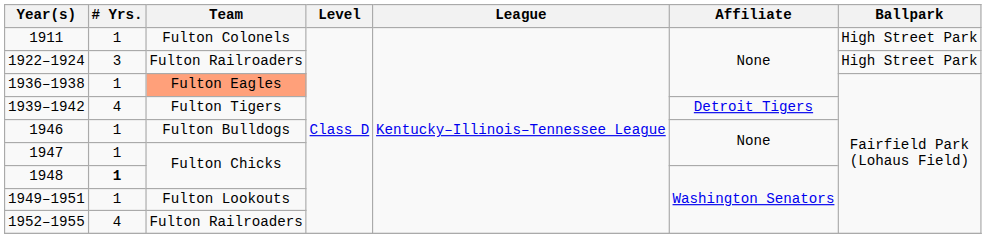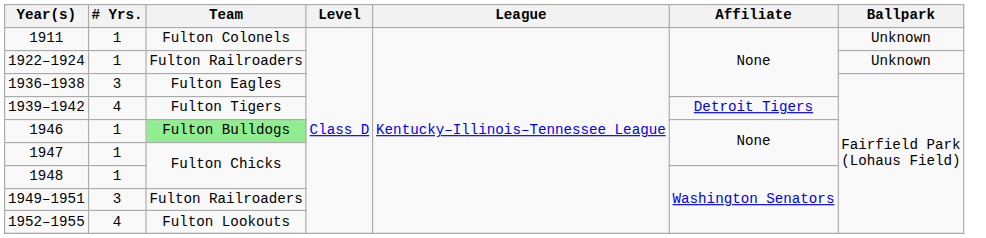(909, 39) High Street Park -> (901, 39) Unknown
(117, 62) 3 -> (117, 62) 1
(909, 62) High Street Park -> (901, 62) Unknown
(117, 85) 1 -> (117, 85) 3
(226, 85) lightsalmon background -> (226, 85) no background
(226, 131) no background -> (226, 131) lightgreen background
(117, 177) bold -> (117, 177) normal
(117, 200) 1 -> (117, 200) 3
(226, 200) Fulton Lookouts -> (226, 200) Fulton Railroaders
(226, 223) Fulton Railroaders -> (226, 223) Fulton Lookouts
